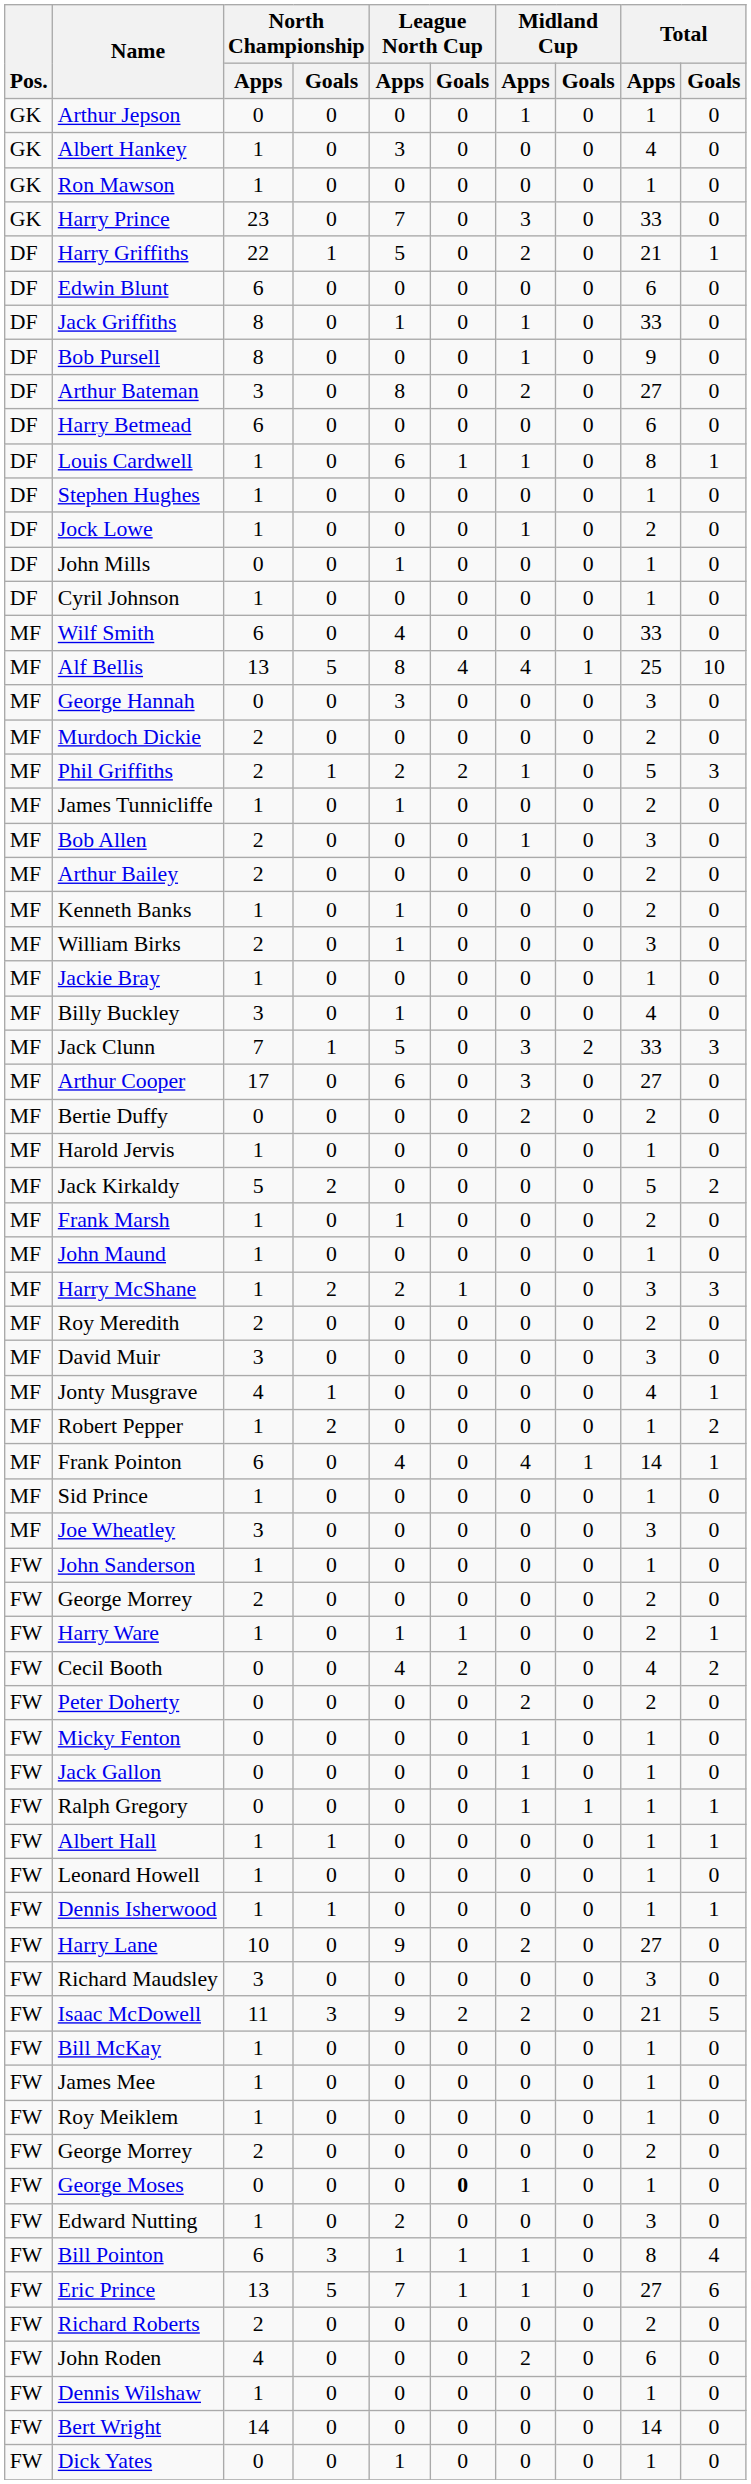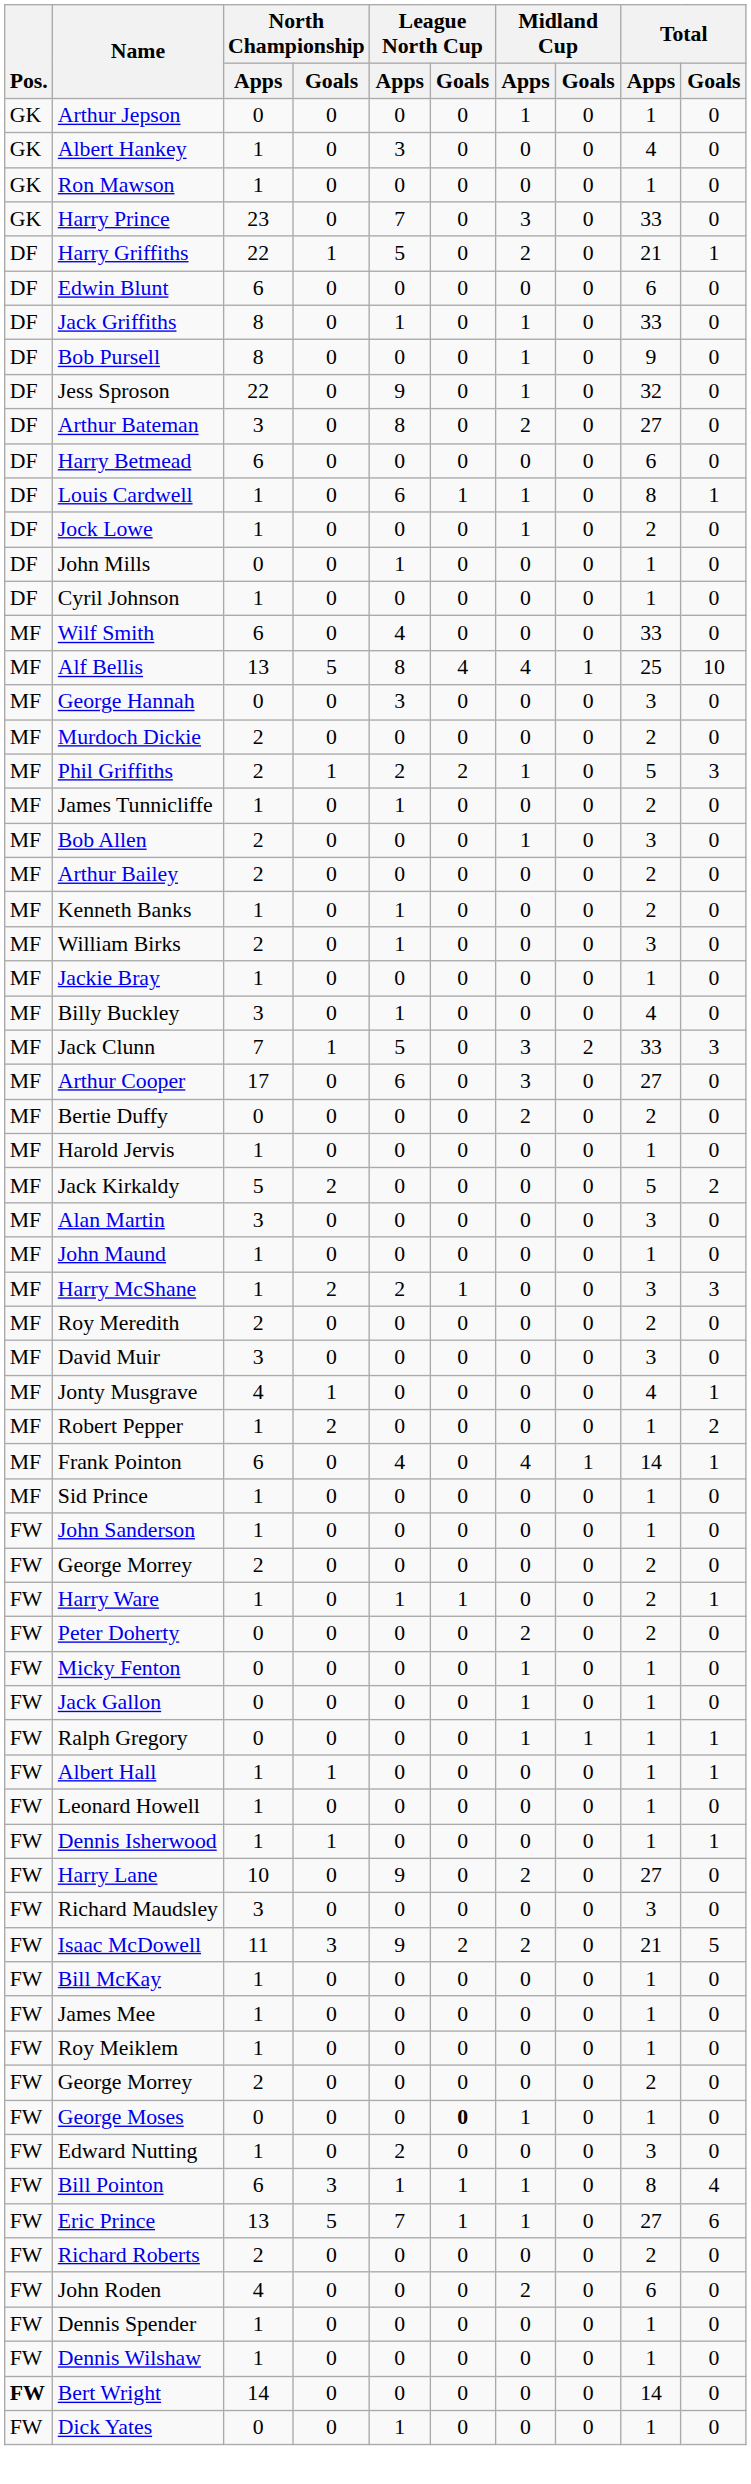+ row: (114, 391)
- row: (129, 494)
- row: (114, 1219)
+ row: (111, 1219)
- row: (117, 1530)
- row: (110, 1668)
+ row: (127, 2323)
(26, 2427) normal -> (27, 2392) bold
